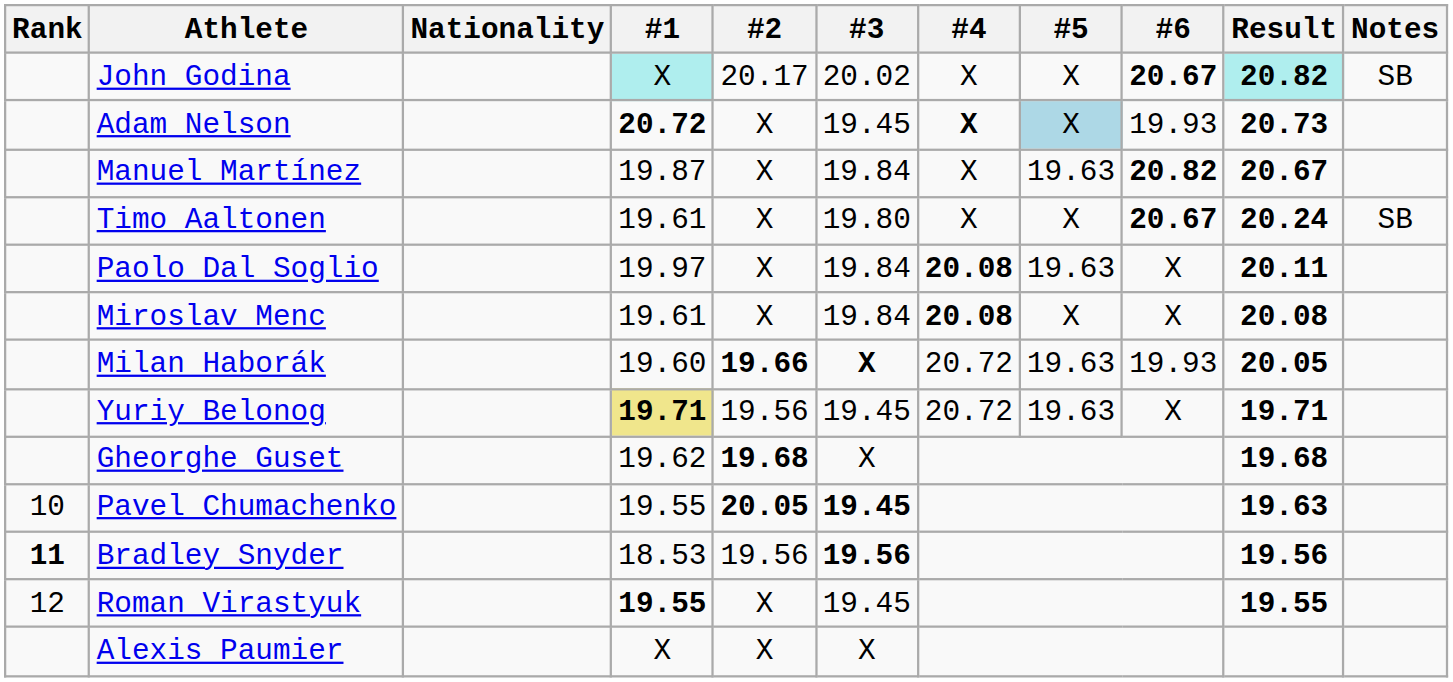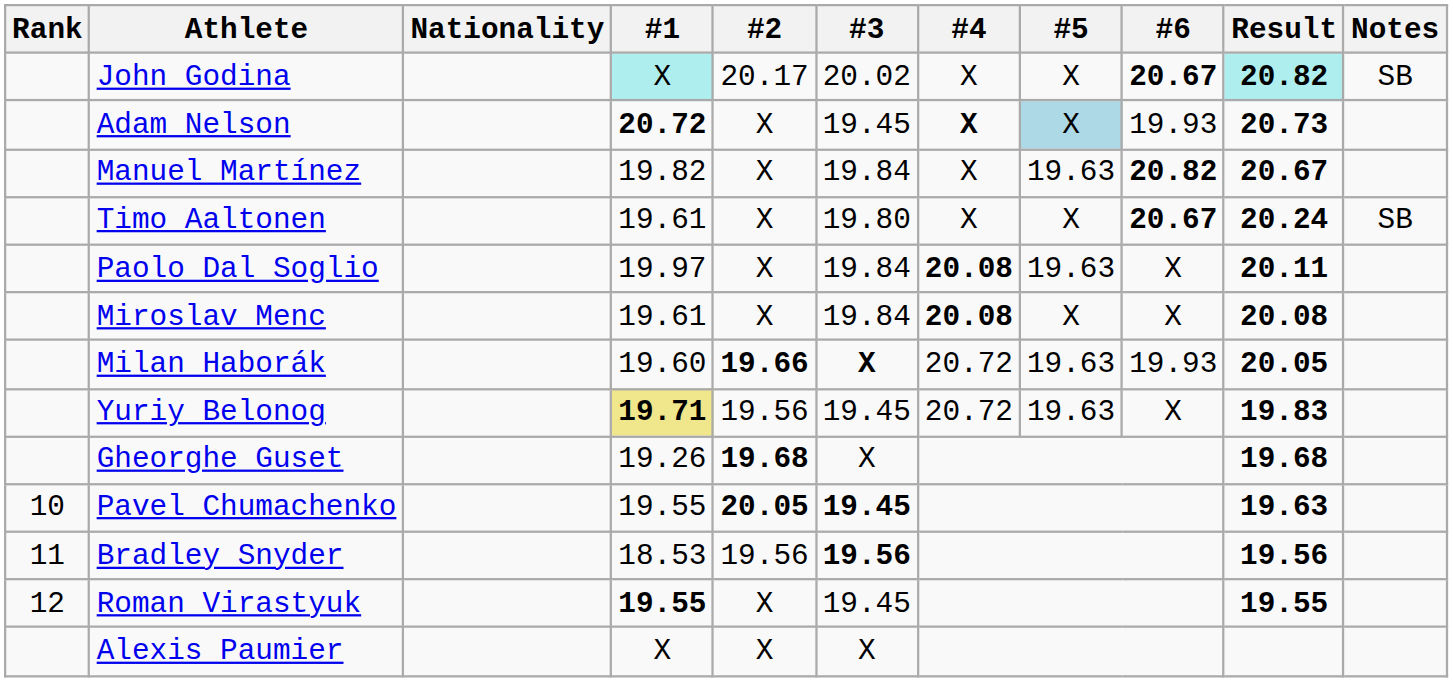(662, 173) 19.87 -> (662, 173) 19.82
(1284, 412) 19.71 -> (1284, 412) 19.83
(662, 460) 19.62 -> (662, 460) 19.26
(47, 556) bold -> (47, 556) normal
